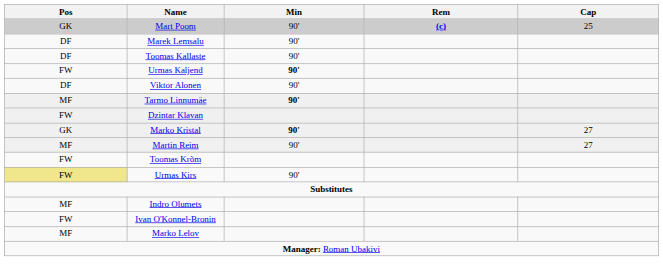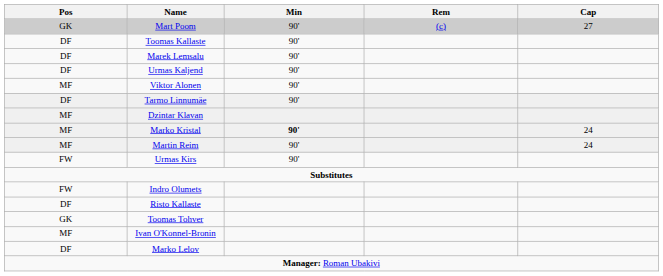(441, 26) bold -> (441, 26) normal
(588, 26) 25 -> (588, 26) 27
rows swapped: (176, 41) <-> (176, 55)
(66, 70) FW -> (66, 70) DF
(294, 70) bold -> (294, 70) normal
(66, 85) DF -> (66, 85) MF
(66, 100) MF -> (66, 100) DF
(294, 100) bold -> (294, 100) normal
(66, 115) FW -> (66, 115) MF
(66, 129) GK -> (66, 129) MF
(588, 129) 27 -> (588, 129) 24
(588, 144) 27 -> (588, 144) 24
- row: (176, 159)
(66, 174) khaki background -> (66, 159) no background
(66, 204) MF -> (66, 189) FW
+ row: (176, 204)
+ row: (176, 218)
(66, 218) FW -> (66, 233) MF
(66, 233) MF -> (66, 248) DF
